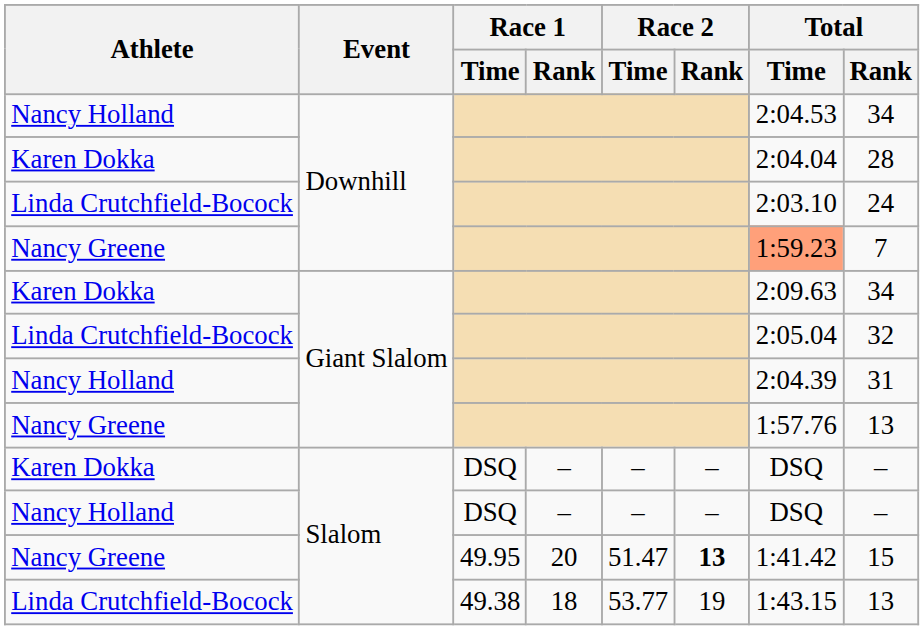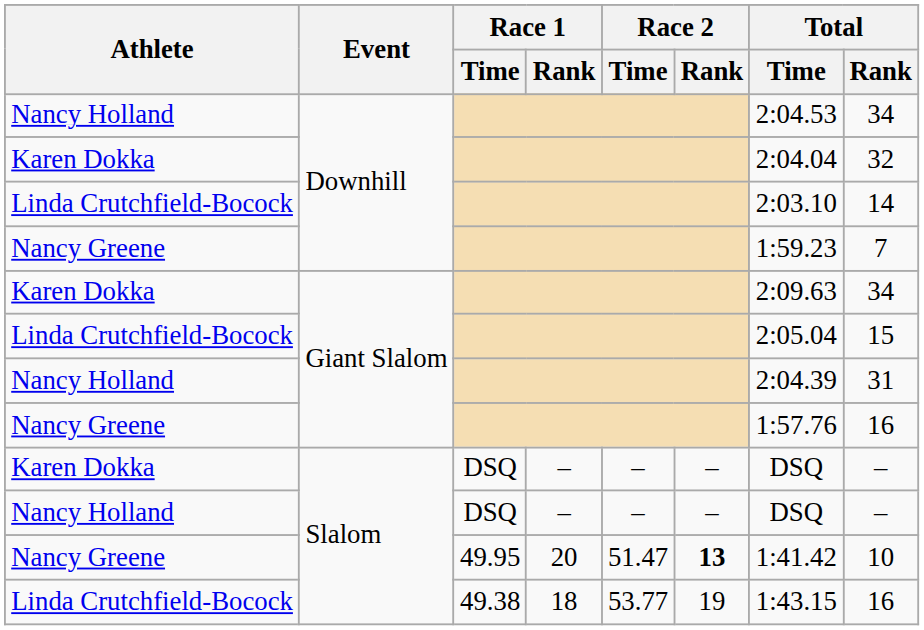(881, 159) 28 -> (881, 159) 32
(881, 203) 24 -> (881, 203) 14
(796, 247) lightsalmon background -> (796, 247) no background
(881, 336) 32 -> (881, 336) 15
(881, 424) 13 -> (881, 424) 16
(881, 557) 15 -> (881, 557) 10
(881, 601) 13 -> (881, 601) 16
